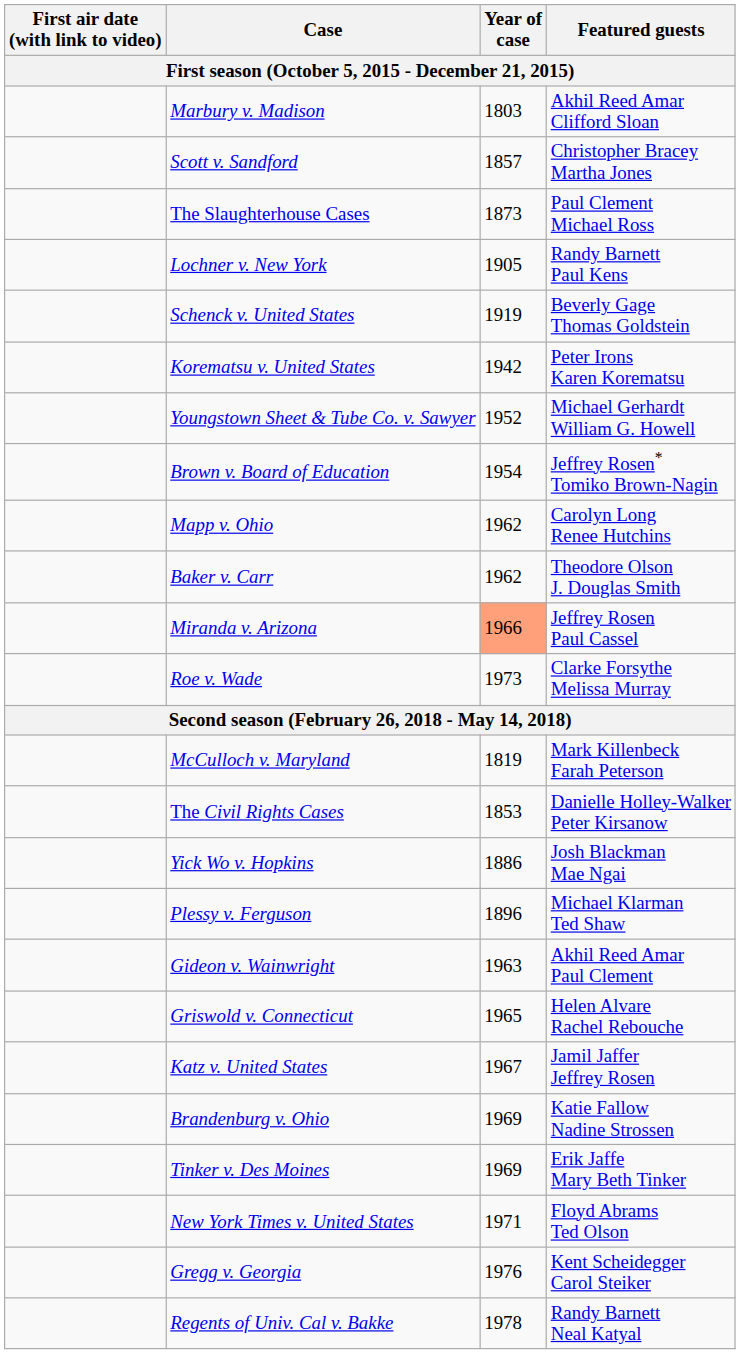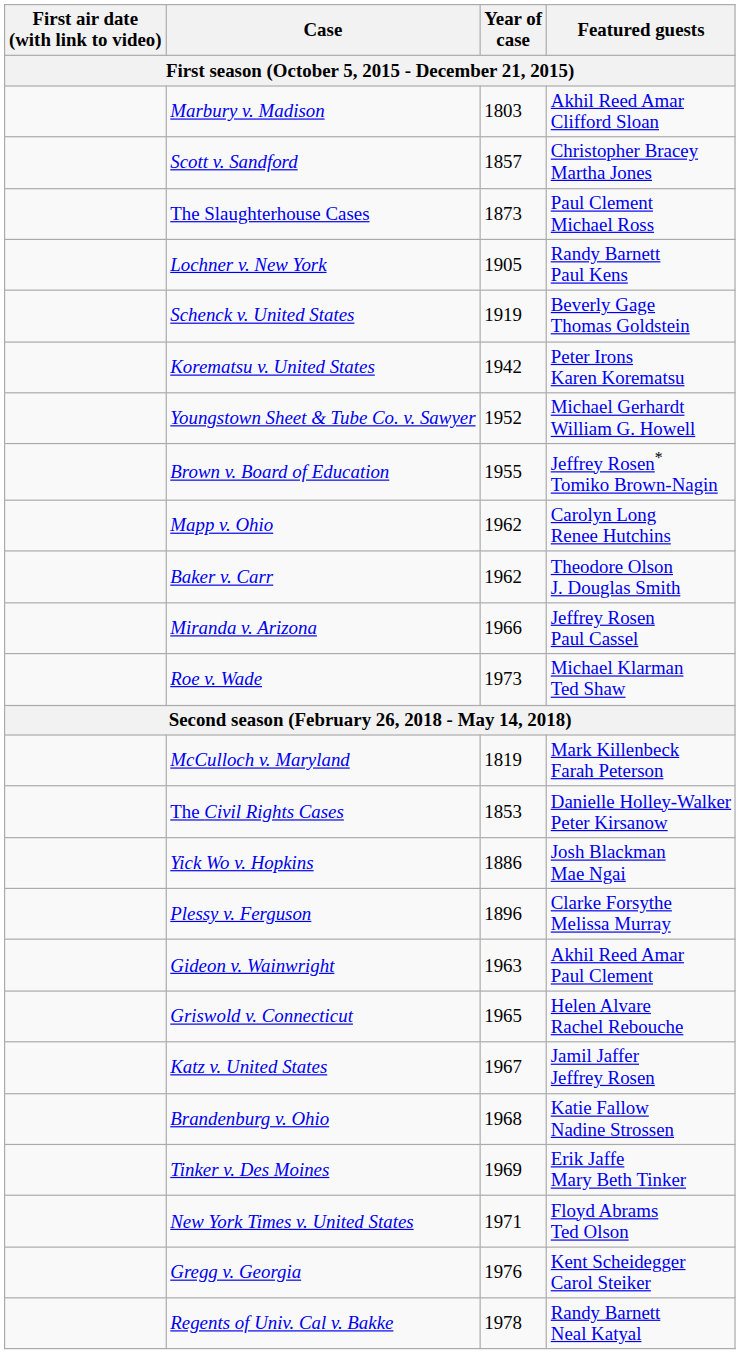(503, 472) 1954 -> (503, 472) 1955
(503, 628) lightsalmon background -> (503, 628) no background
(611, 679) Clarke Forsythe Melissa Murray -> (617, 679) Michael Klarman Ted Shaw
(617, 914) Michael Klarman Ted Shaw -> (611, 914) Clarke Forsythe Melissa Murray
(503, 1118) 1969 -> (503, 1118) 1968
